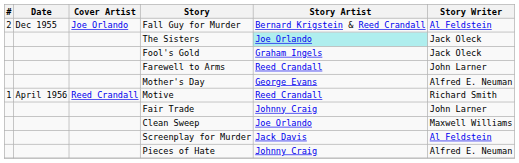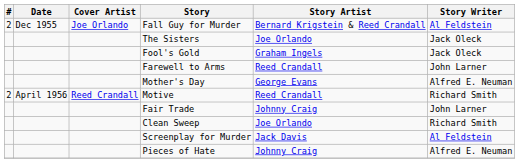(284, 39) paleturquoise background -> (284, 39) no background
(9, 95) 1 -> (9, 95) 2
(471, 123) Maxwell Williams -> (463, 123) Richard Smith
